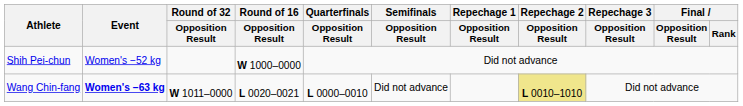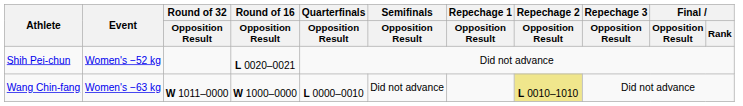(269, 66) W 1000–0000 -> (265, 66) L 0020–0021
(125, 88) bold -> (123, 88) normal
(269, 94) L 0020–0021 -> (265, 94) W 1000–0000
